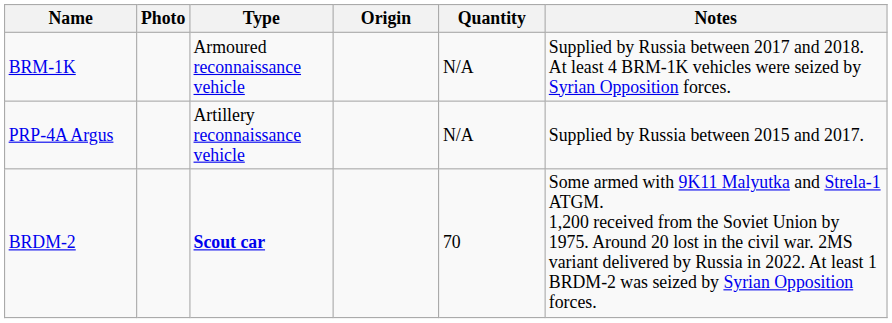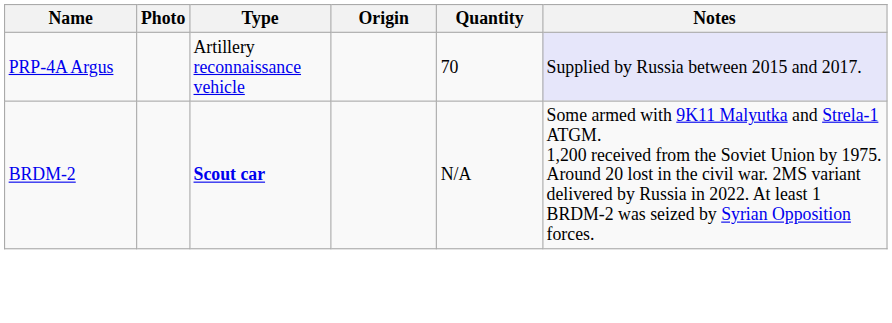- row: (42, 66)
(458, 134) N/A -> (450, 66) 70
(706, 134) no background -> (704, 66) lavender background
(452, 242) 70 -> (456, 174) N/A
